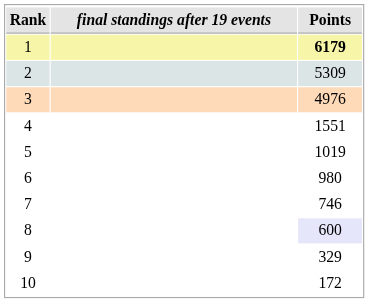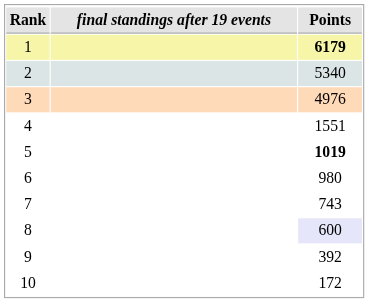(330, 73) 5309 -> (330, 73) 5340
(330, 152) normal -> (330, 152) bold
(330, 204) 746 -> (330, 204) 743
(330, 257) 329 -> (330, 257) 392
